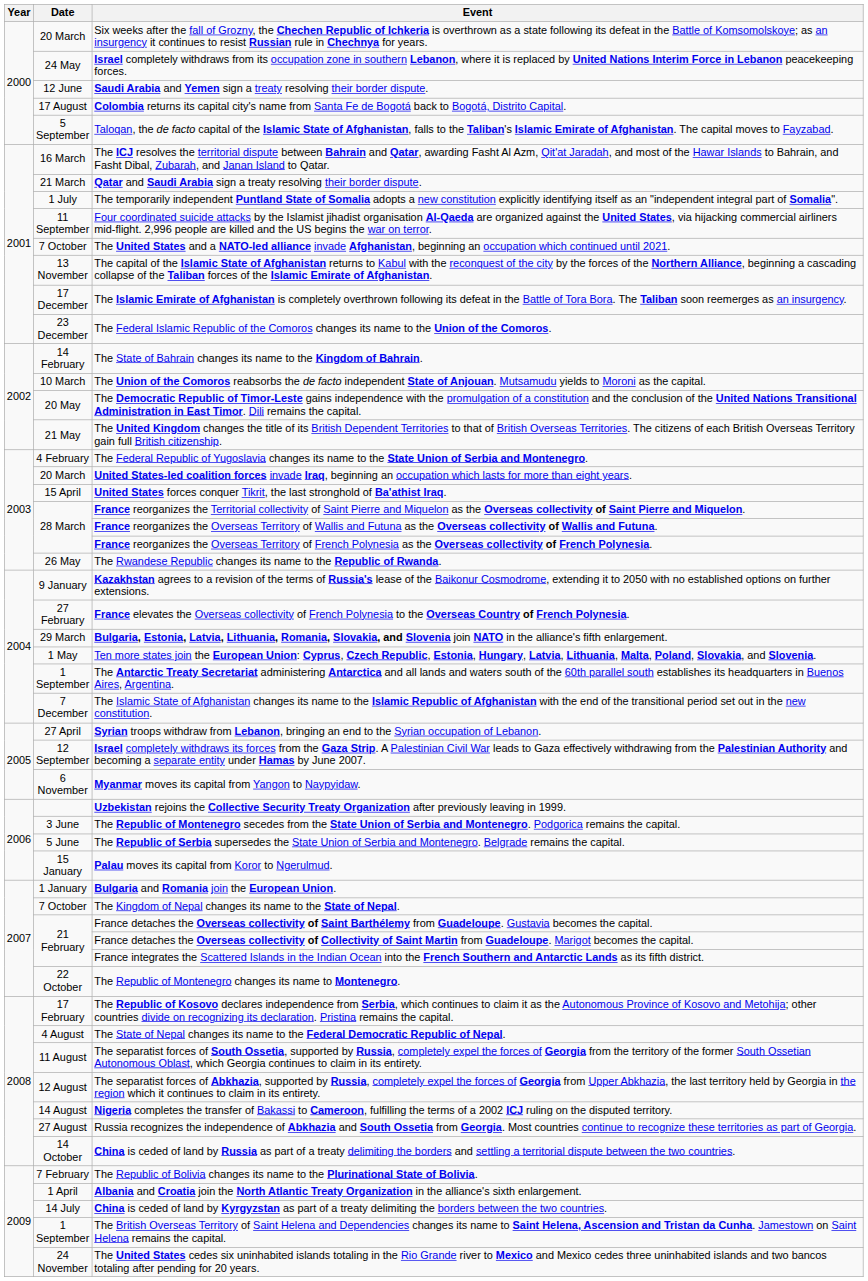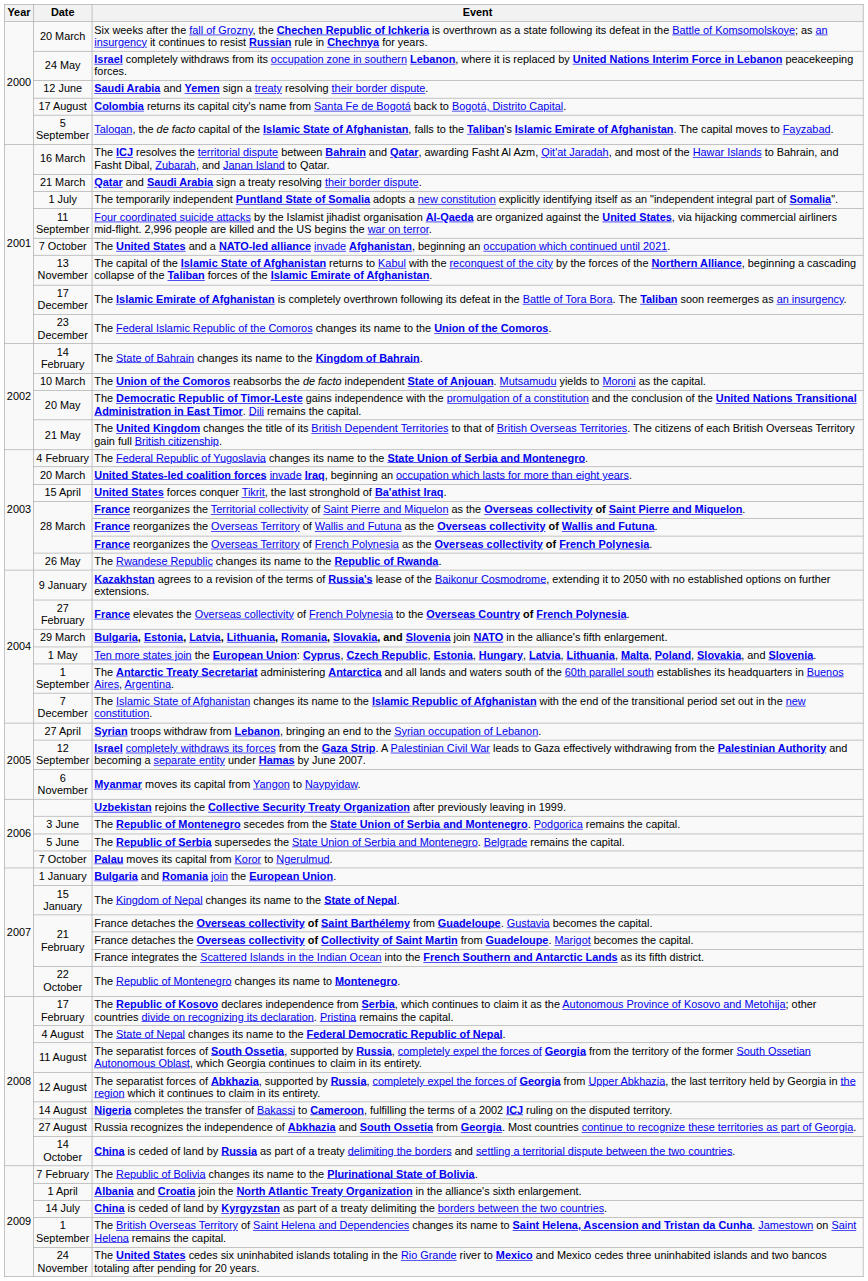(63, 865) 15 January -> (63, 859) 7 October
(63, 906) 7 October -> (63, 900) 15 January
